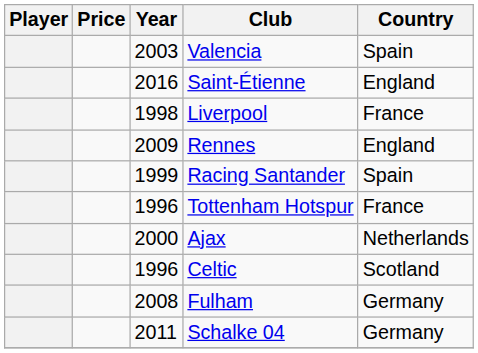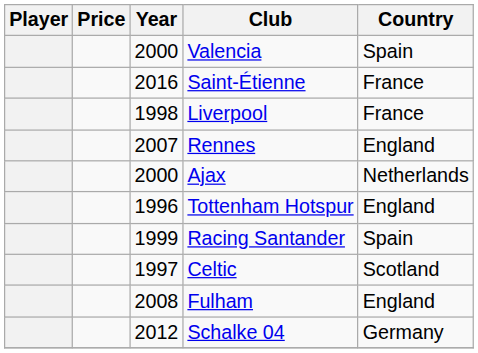(156, 51) 2003 -> (156, 51) 2000
(399, 82) England -> (393, 82) France
(156, 144) 2009 -> (156, 144) 2007
rows swapped: (266, 176) <-> (207, 238)
(393, 207) France -> (399, 207) England
(156, 269) 1996 -> (156, 269) 1997
(403, 301) Germany -> (399, 301) England
(156, 332) 2011 -> (156, 332) 2012
